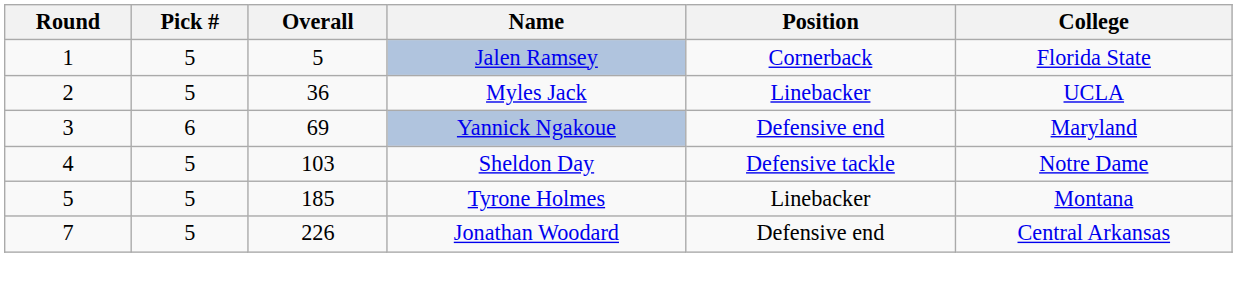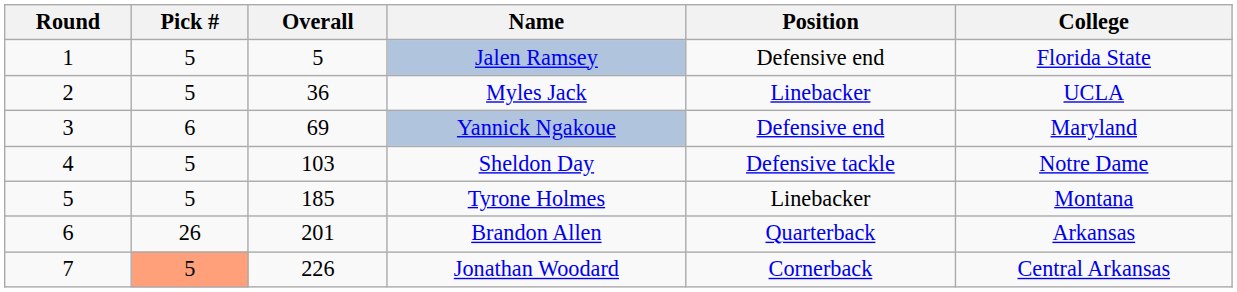(820, 57) Cornerback -> (820, 57) Defensive end
+ row: (536, 233)
(190, 233) no background -> (190, 269) lightsalmon background
(820, 233) Defensive end -> (820, 269) Cornerback
